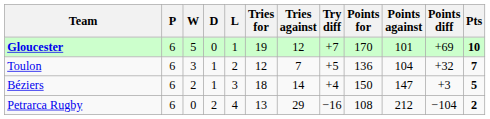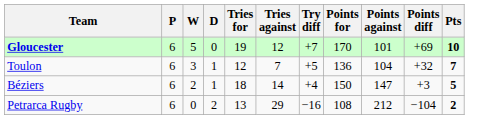- column: (235, 20)
